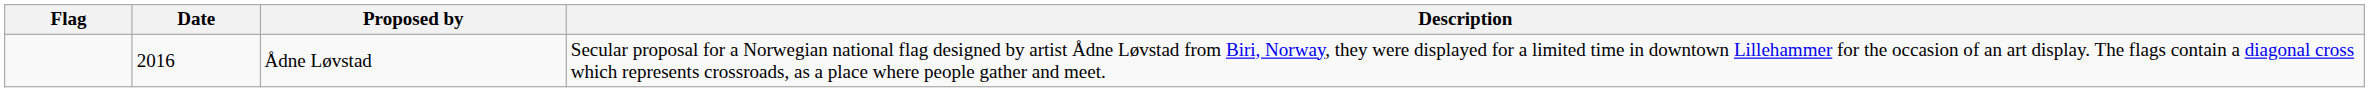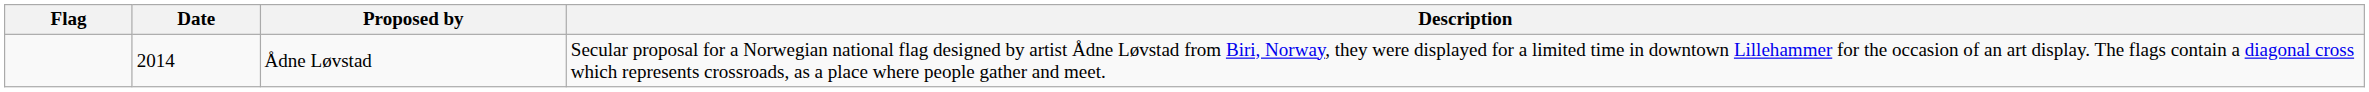(156, 60) 2016 -> (156, 60) 2014
